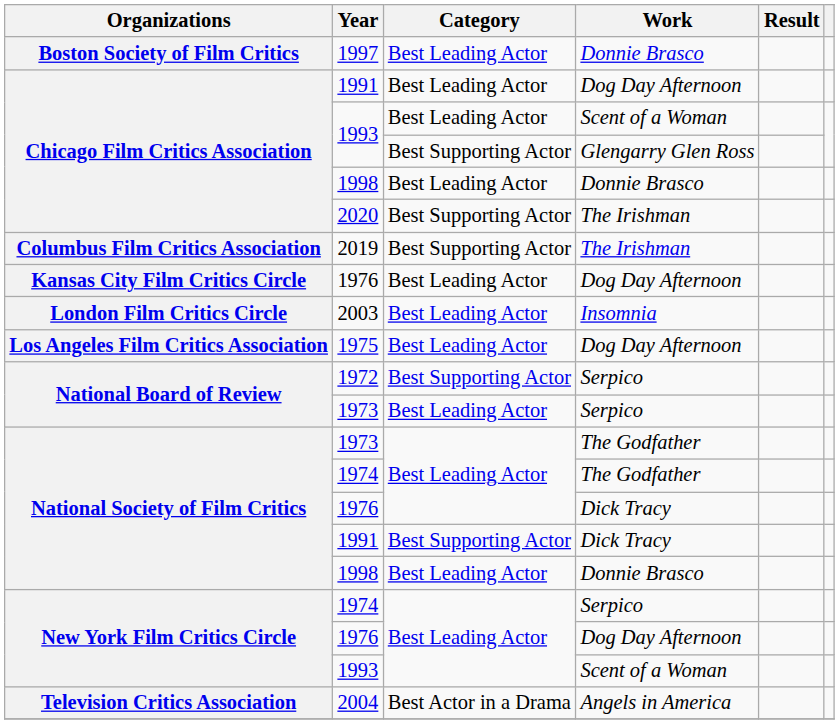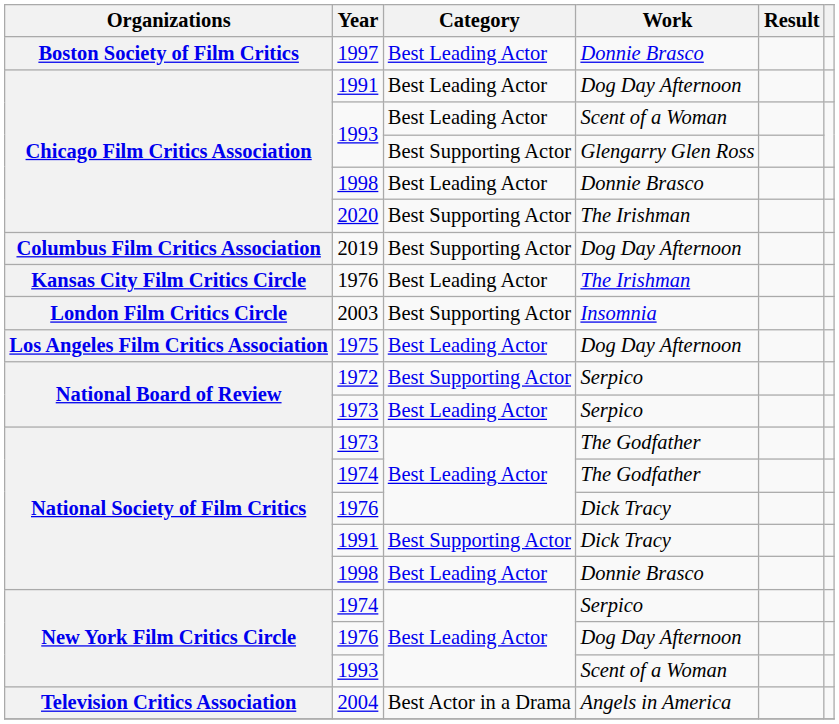(635, 248) The Irishman -> (661, 248) Dog Day Afternoon
(661, 280) Dog Day Afternoon -> (635, 280) The Irishman
(467, 313) Best Leading Actor -> (479, 313) Best Supporting Actor
